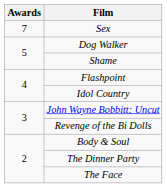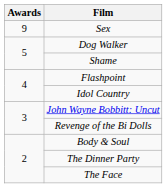(24, 28) 7 -> (24, 28) 9
